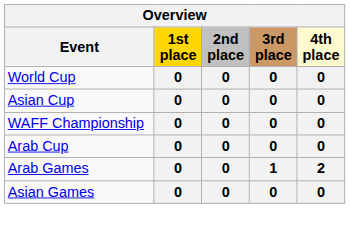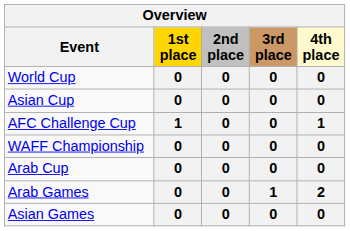+ row: (72, 123)
